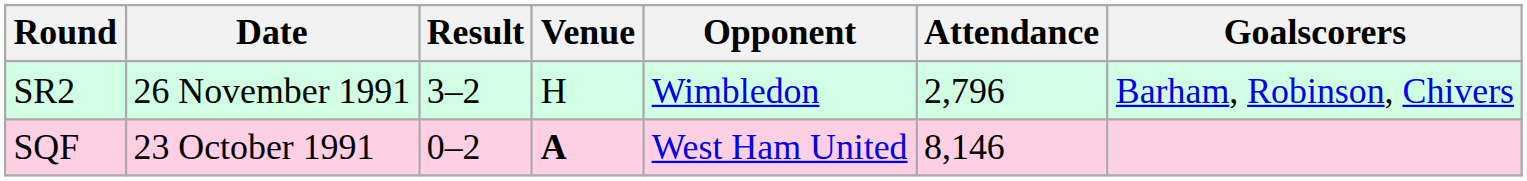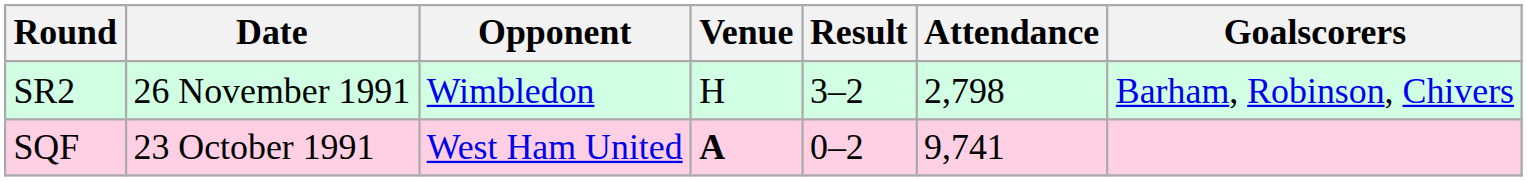columns swapped: (780, 32) <-> (476, 32)
(964, 89) 2,796 -> (964, 89) 2,798
(964, 146) 8,146 -> (964, 146) 9,741
